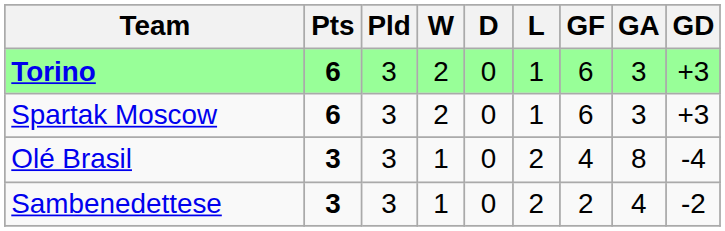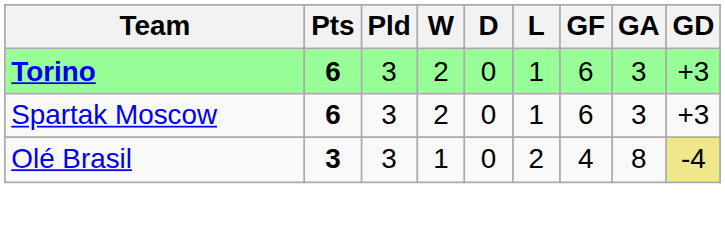(693, 159) no background -> (693, 159) khaki background
- row: (117, 203)
